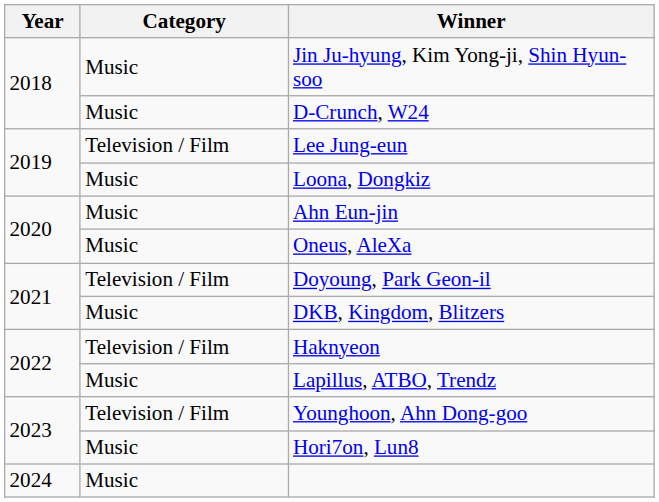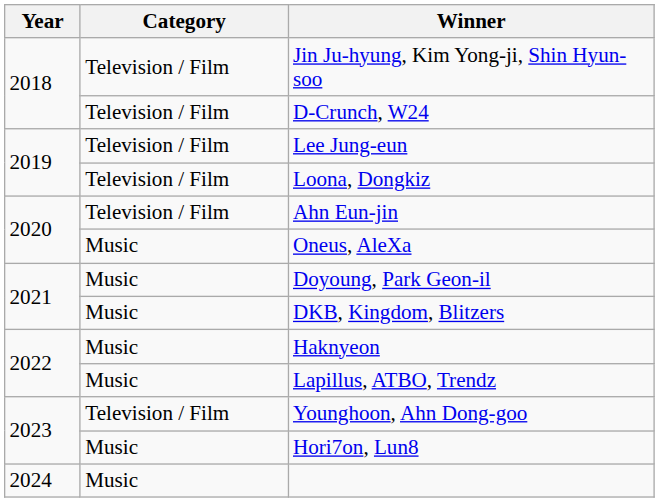(112, 66) Music -> (157, 66) Television / Film
(112, 111) Music -> (157, 111) Television / Film
(112, 178) Music -> (157, 178) Television / Film
(112, 212) Music -> (157, 212) Television / Film
(157, 279) Television / Film -> (112, 279) Music
(157, 346) Television / Film -> (112, 346) Music
